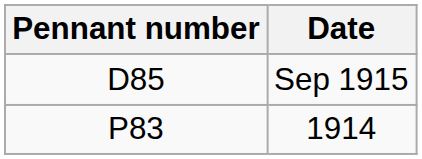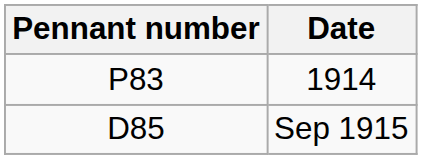rows swapped: (341, 128) <-> (341, 79)
